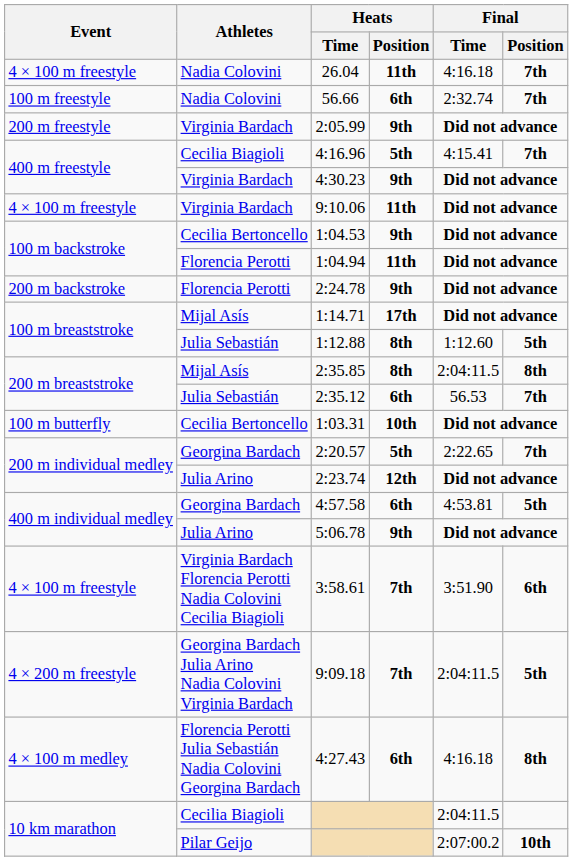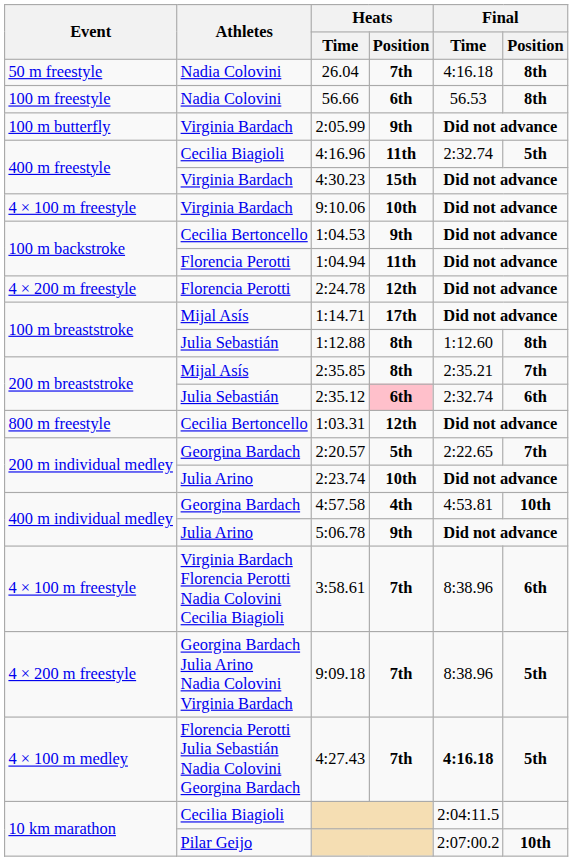(72, 72) 4 × 100 m freestyle -> (55, 72) 50 m freestyle
(401, 72) 11th -> (401, 72) 7th
(535, 72) 7th -> (535, 72) 8th
(468, 99) 2:32.74 -> (468, 99) 56.53
(535, 99) 7th -> (535, 99) 8th
(59, 126) 200 m freestyle -> (59, 126) 100 m butterfly
(401, 153) 5th -> (401, 153) 11th
(468, 153) 4:15.41 -> (468, 153) 2:32.74
(535, 153) 7th -> (535, 153) 5th
(401, 180) 9th -> (401, 180) 15th
(401, 207) 11th -> (401, 207) 10th
(67, 289) 200 m backstroke -> (72, 289) 4 × 200 m freestyle
(401, 289) 9th -> (401, 289) 12th
(535, 343) 5th -> (535, 343) 8th
(468, 370) 2:04:11.5 -> (468, 370) 2:35.21
(535, 370) 8th -> (535, 370) 7th
(401, 397) no background -> (401, 397) pink background
(468, 397) 56.53 -> (468, 397) 2:32.74
(535, 397) 7th -> (535, 397) 6th
(59, 424) 100 m butterfly -> (59, 424) 800 m freestyle
(401, 424) 10th -> (401, 424) 12th
(401, 478) 12th -> (401, 478) 10th
(401, 505) 6th -> (401, 505) 4th
(535, 505) 5th -> (535, 505) 10th
(468, 588) 3:51.90 -> (468, 588) 8:38.96
(468, 674) 2:04:11.5 -> (468, 674) 8:38.96
(401, 759) 6th -> (401, 759) 7th
(468, 759) normal -> (468, 759) bold
(535, 759) 8th -> (535, 759) 5th
